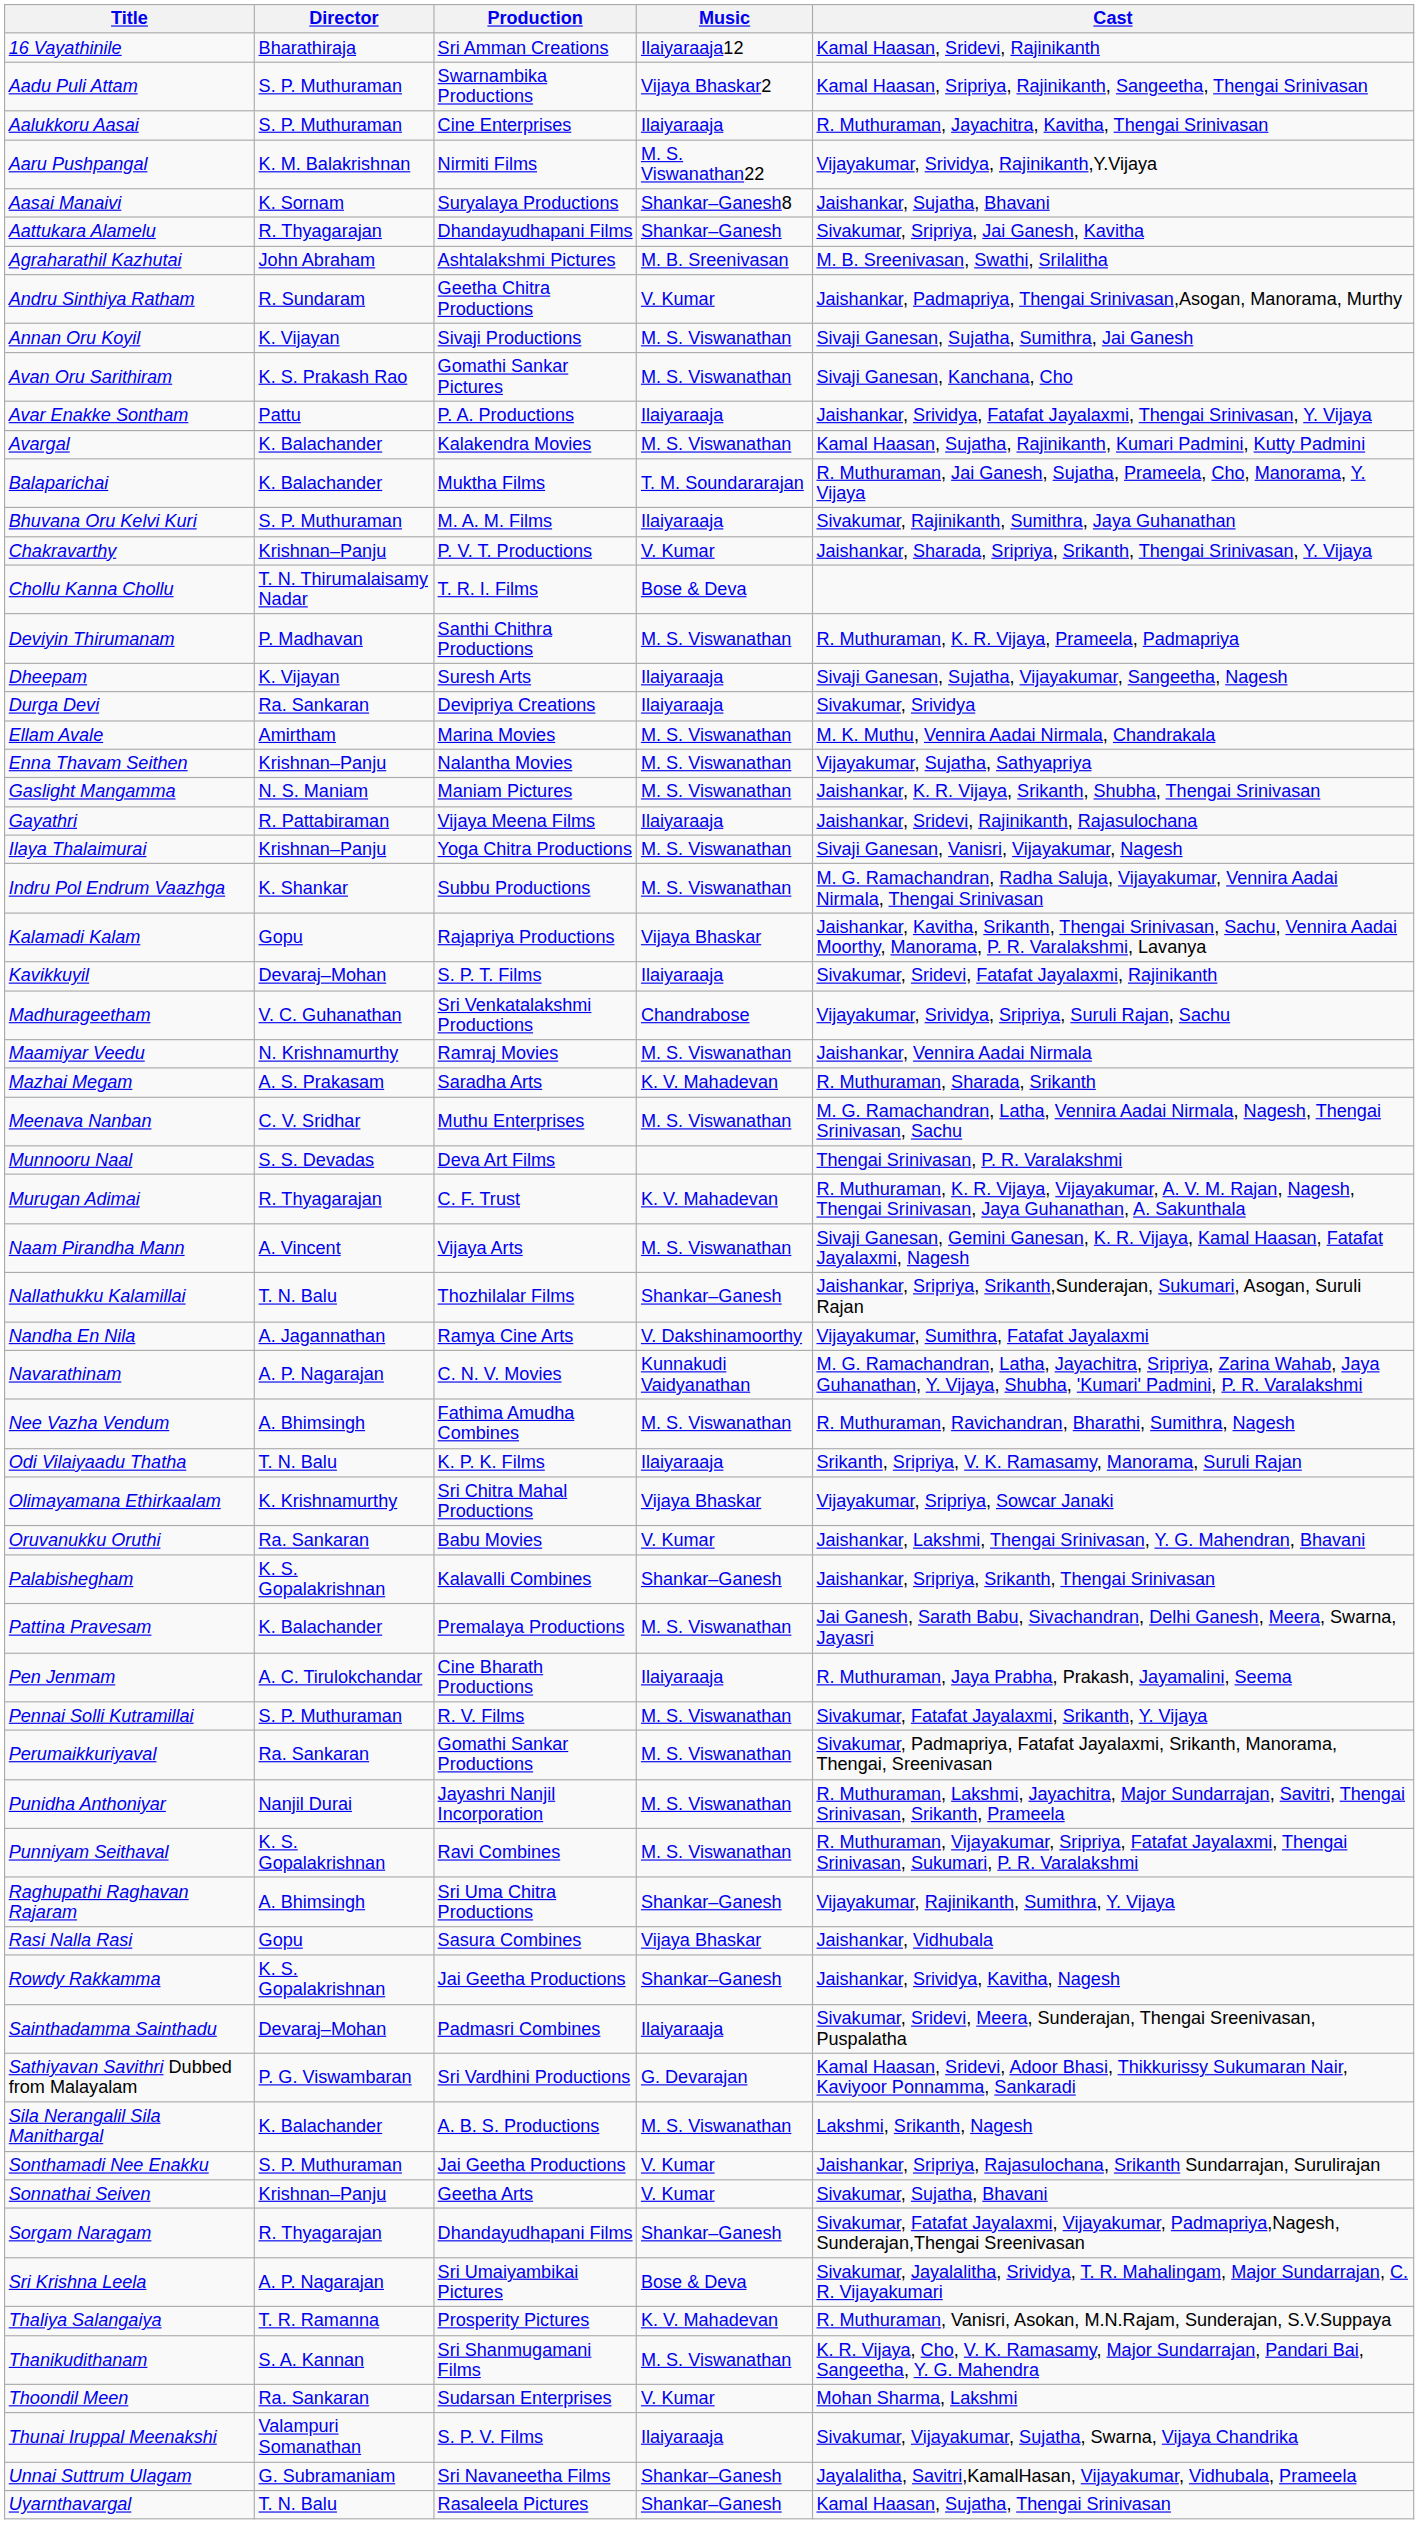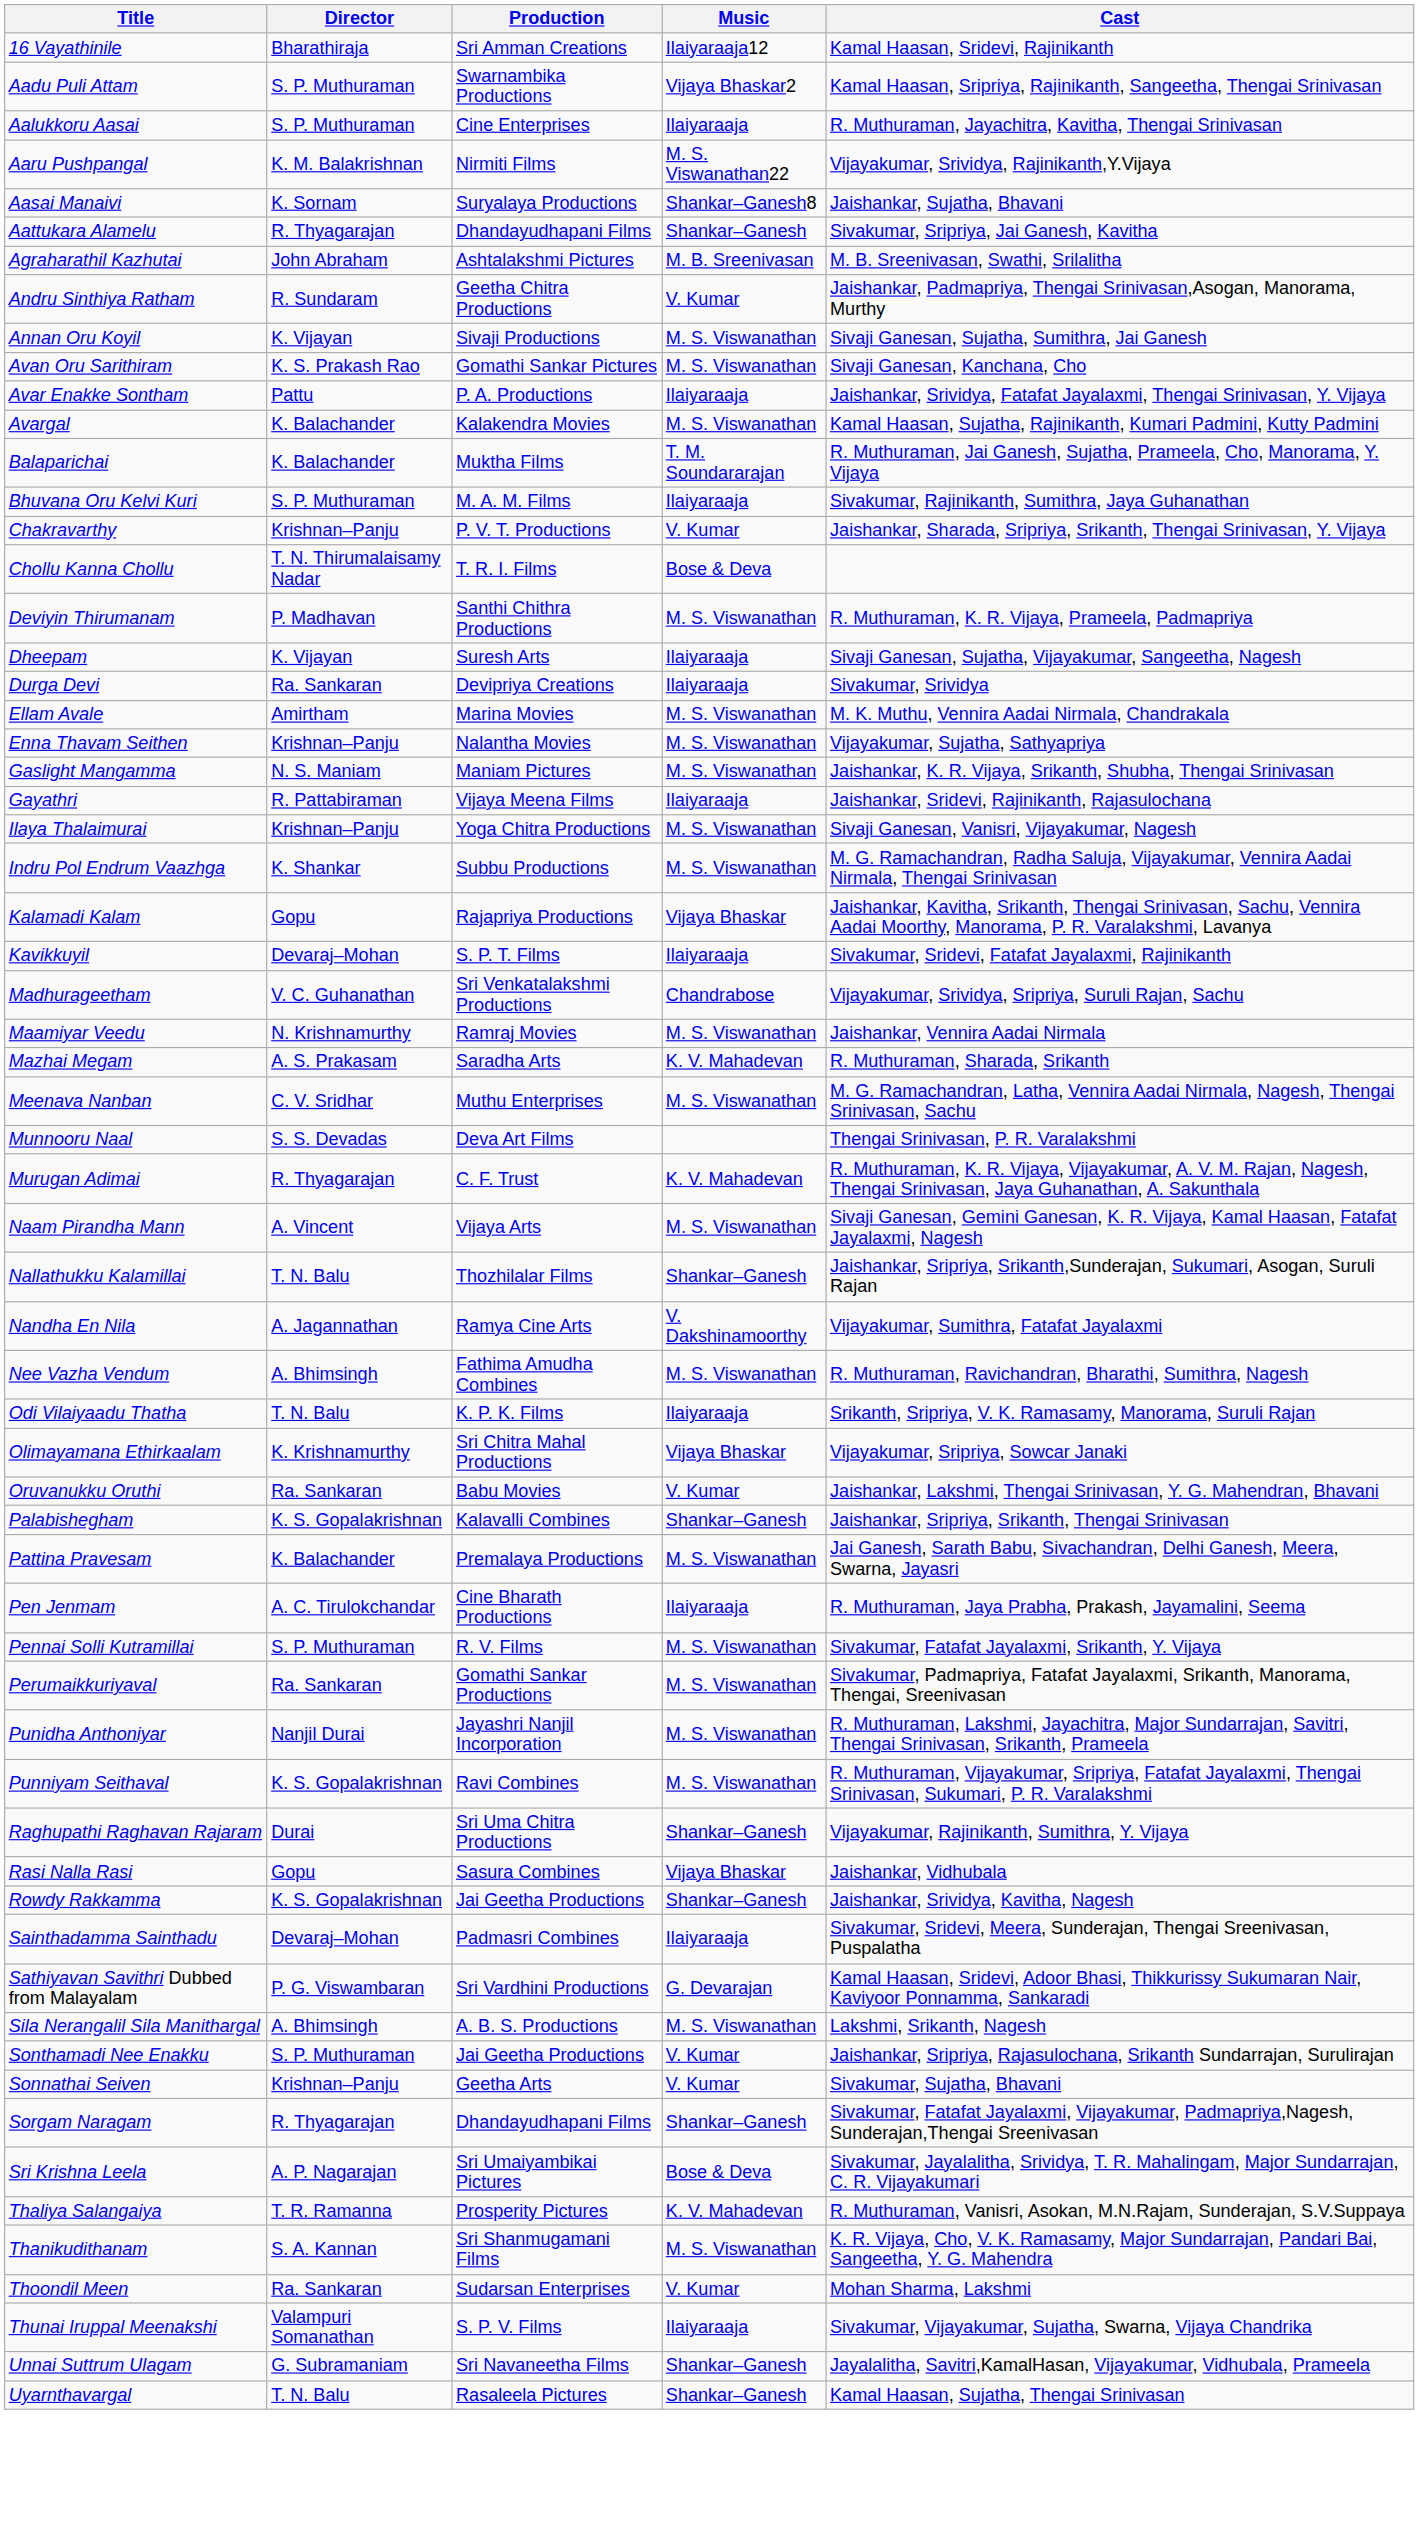- row: (65, 1374)
(312, 1901) A. Bhimsingh -> (293, 1832) Durai
(320, 2126) K. Balachander -> (324, 2026) A. Bhimsingh
